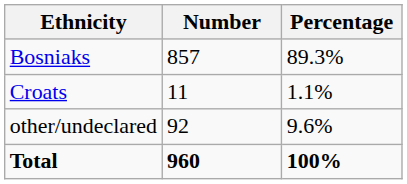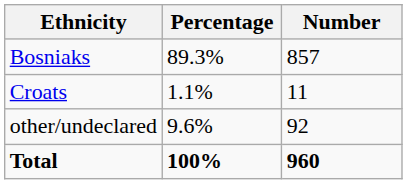columns swapped: (222, 21) <-> (342, 21)
